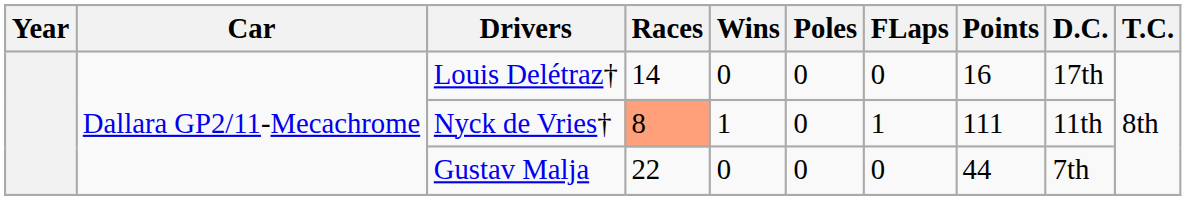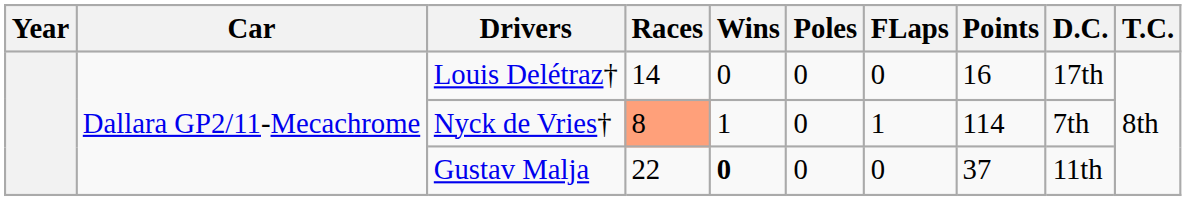(983, 122) 111 -> (984, 122) 114
(1078, 122) 11th -> (1071, 122) 7th
(724, 169) normal -> (724, 169) bold
(977, 169) 44 -> (977, 169) 37
(1071, 169) 7th -> (1078, 169) 11th
